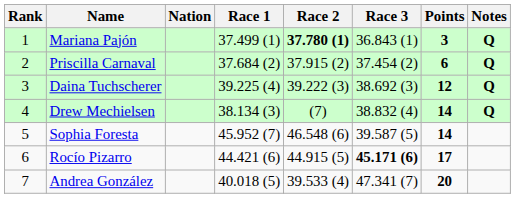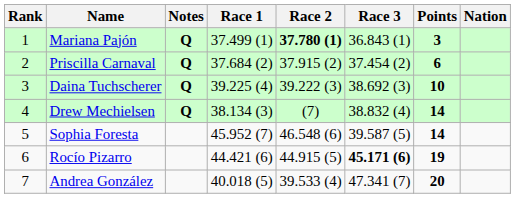columns swapped: (190, 16) <-> (489, 16)
(445, 87) 12 -> (437, 87) 10
(445, 157) 17 -> (437, 157) 19
